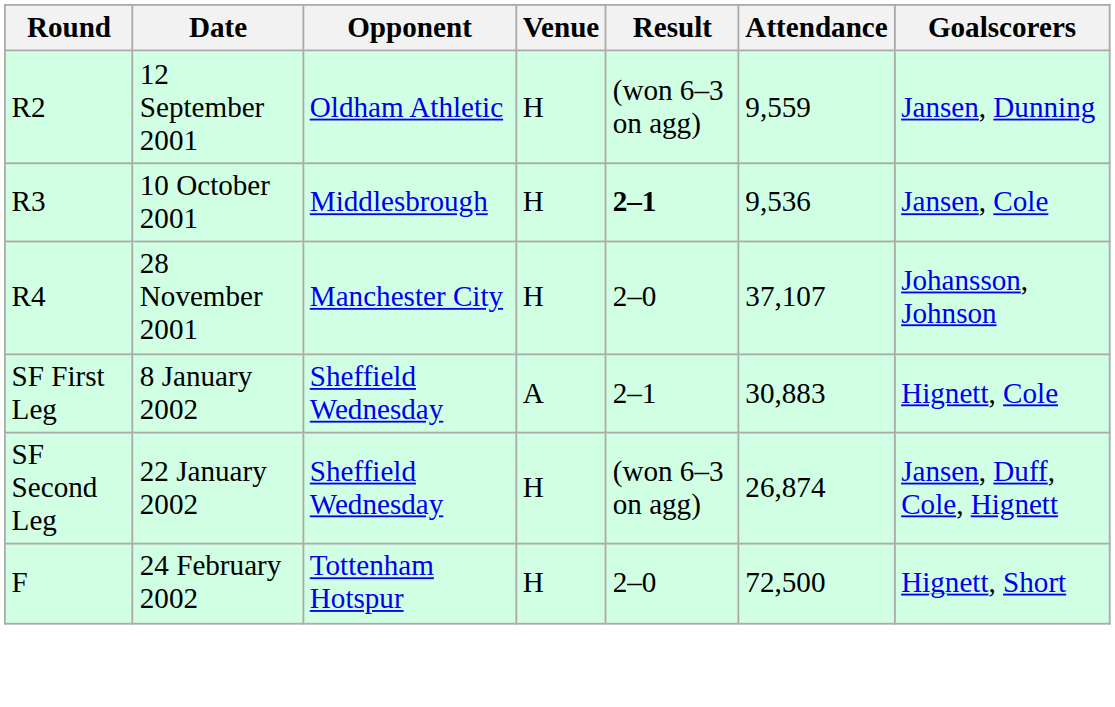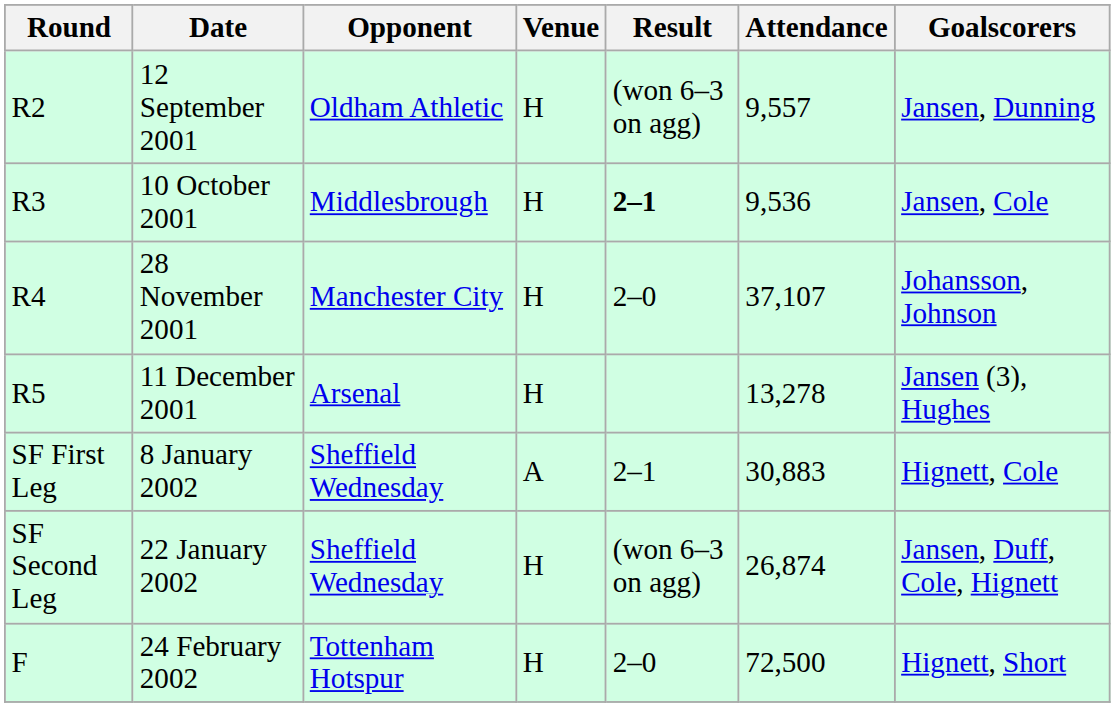(778, 106) 9,559 -> (778, 106) 9,557
+ row: (217, 392)
